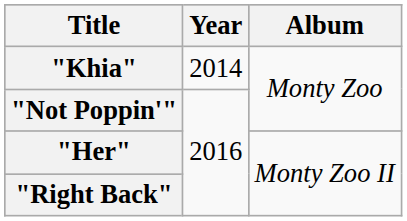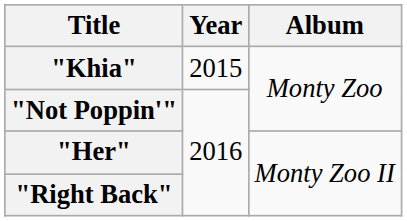(216, 67) 2014 -> (216, 67) 2015
